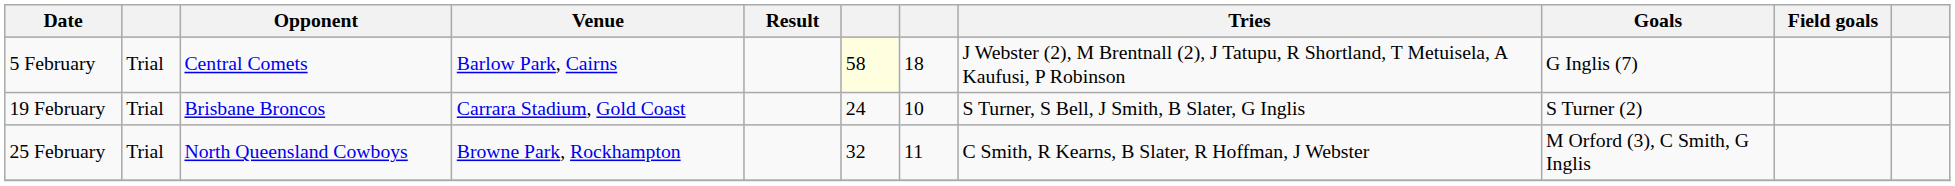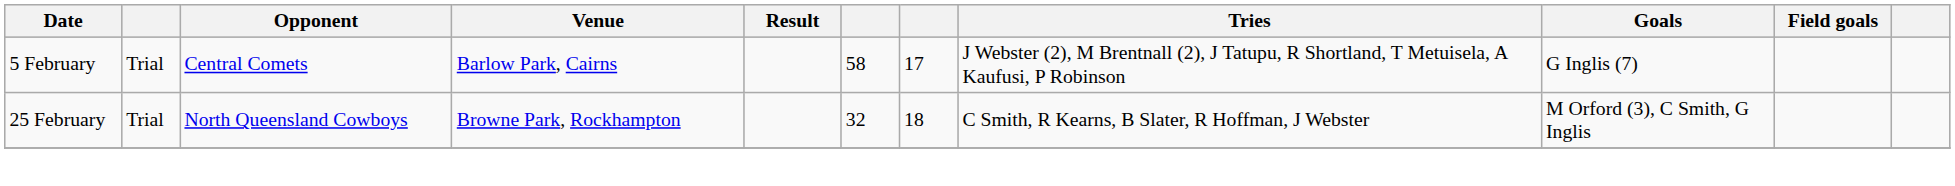(856, 64) lightyellow background -> (856, 64) no background
(914, 64) 18 -> (914, 64) 17
- row: (57, 108)
(914, 152) 11 -> (914, 120) 18
